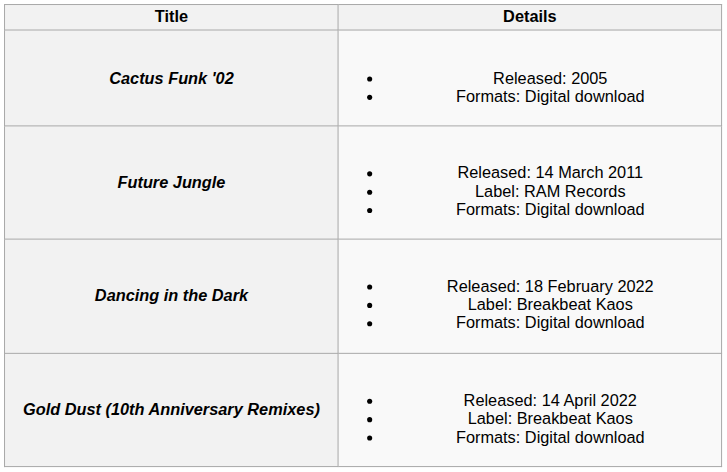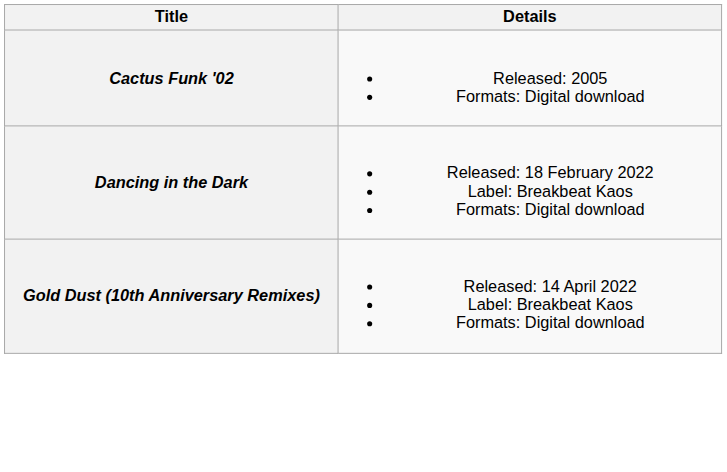- row: (171, 182)
